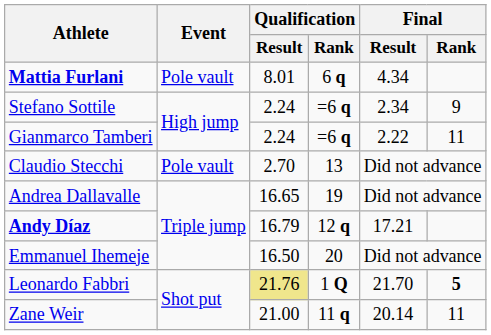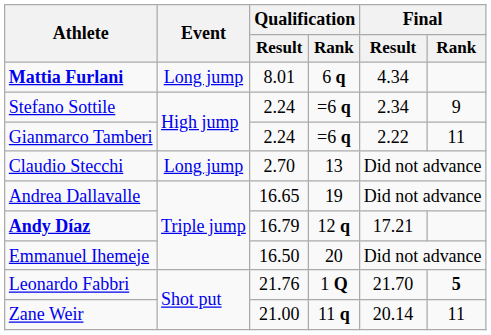(197, 77) Pole vault -> (203, 77) Long jump
(197, 166) Pole vault -> (203, 166) Long jump
(279, 285) khaki background -> (279, 285) no background
